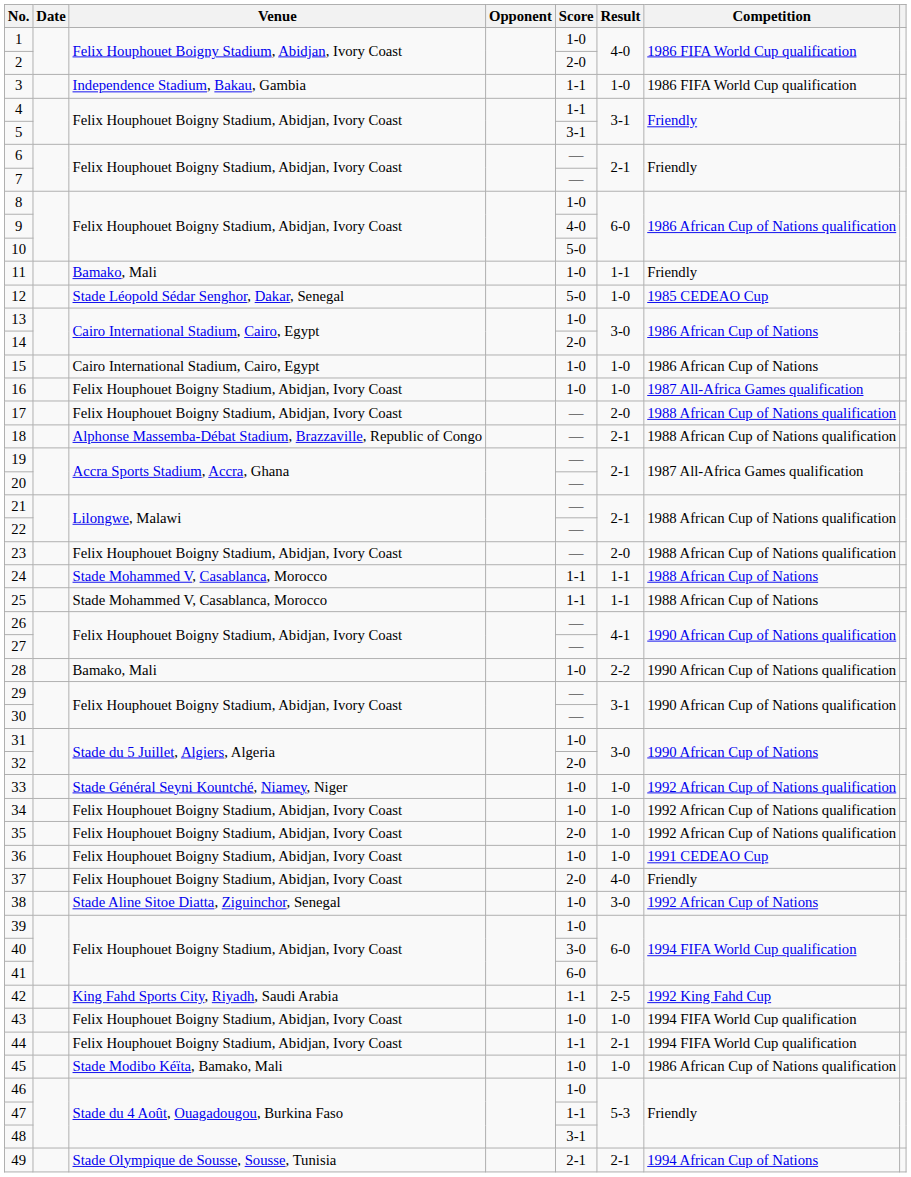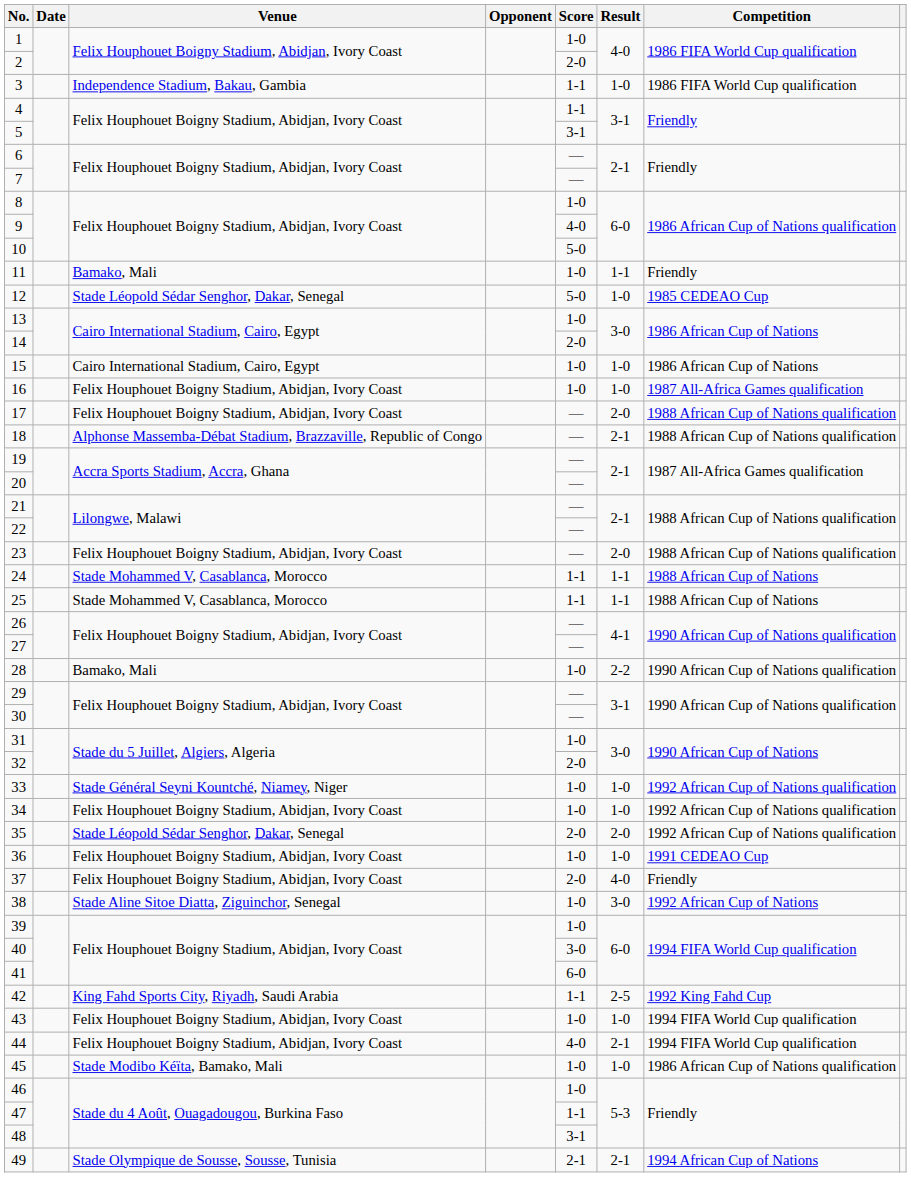(237, 833) Felix Houphouet Boigny Stadium, Abidjan, Ivory Coast -> (208, 833) Stade Léopold Sédar Senghor, Dakar, Senegal
(620, 833) 1-0 -> (620, 833) 2-0
(576, 1043) 1-1 -> (576, 1043) 4-0
